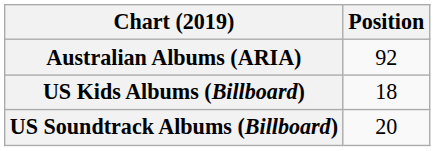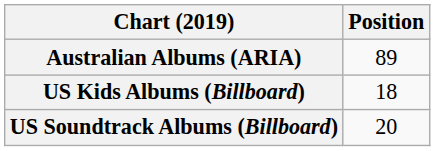(386, 57) 92 -> (386, 57) 89
